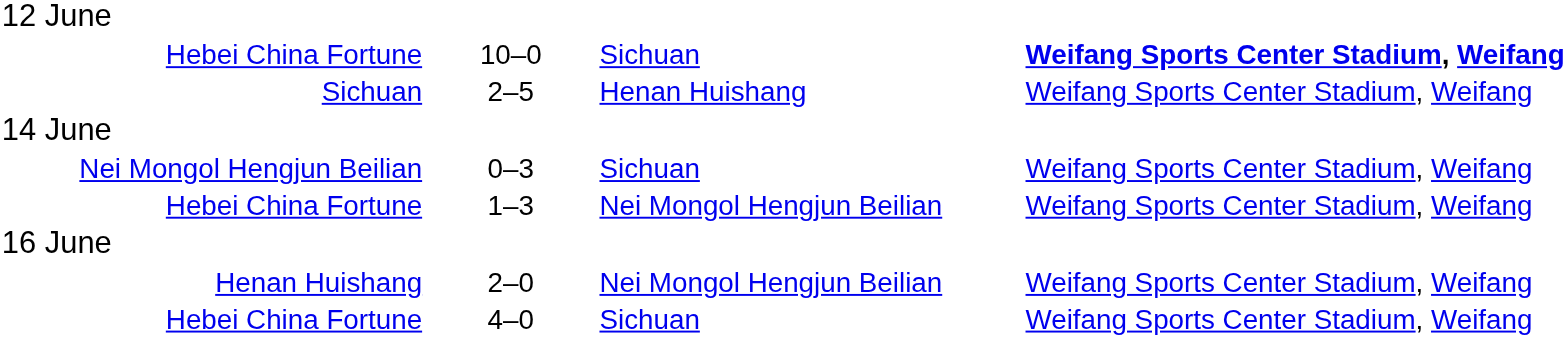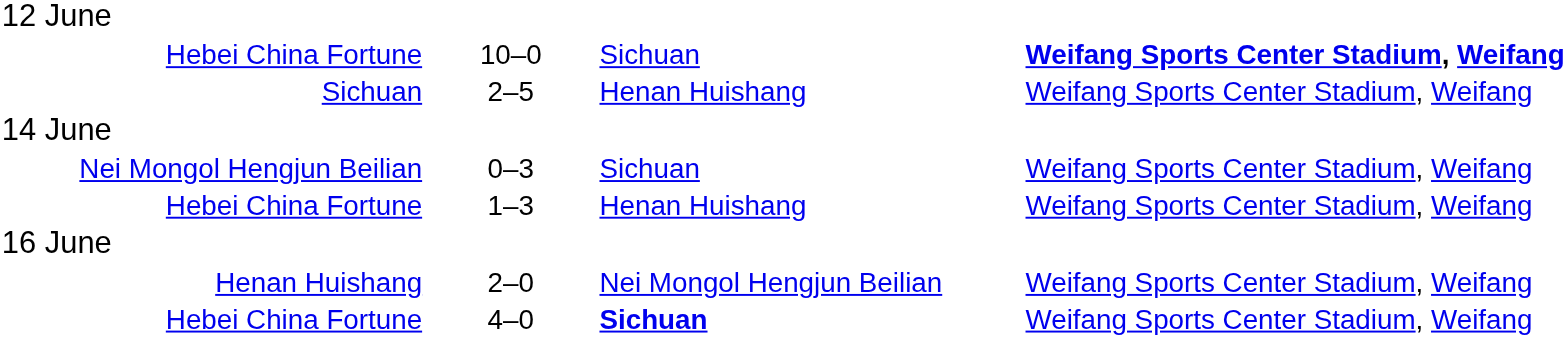(771, 205) Nei Mongol Hengjun Beilian -> (703, 205) Henan Huishang
(650, 319) normal -> (653, 319) bold
